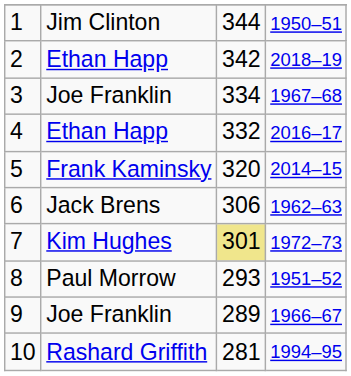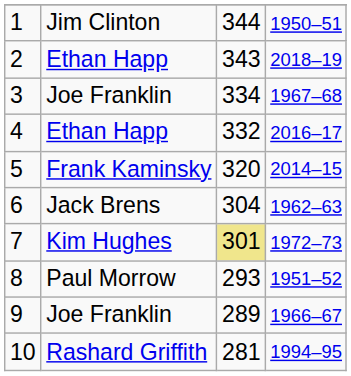(241, 59) 342 -> (241, 59) 343
(241, 205) 306 -> (241, 205) 304
